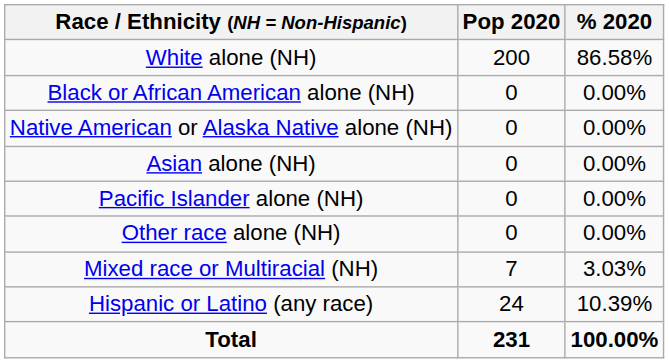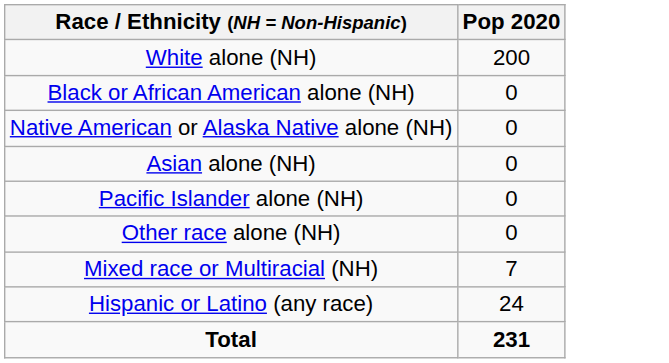- column: (614, 22)
